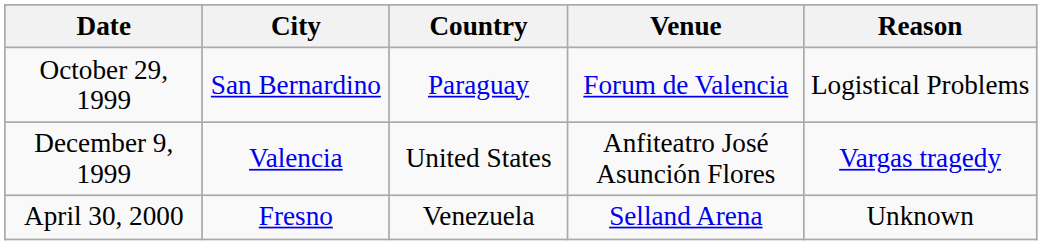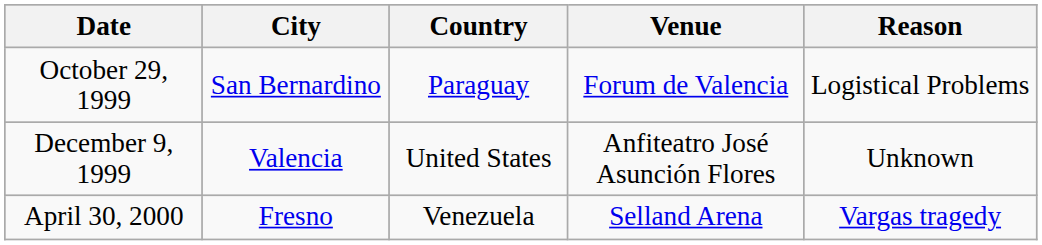(920, 158) Vargas tragedy -> (920, 158) Unknown
(920, 216) Unknown -> (920, 216) Vargas tragedy
